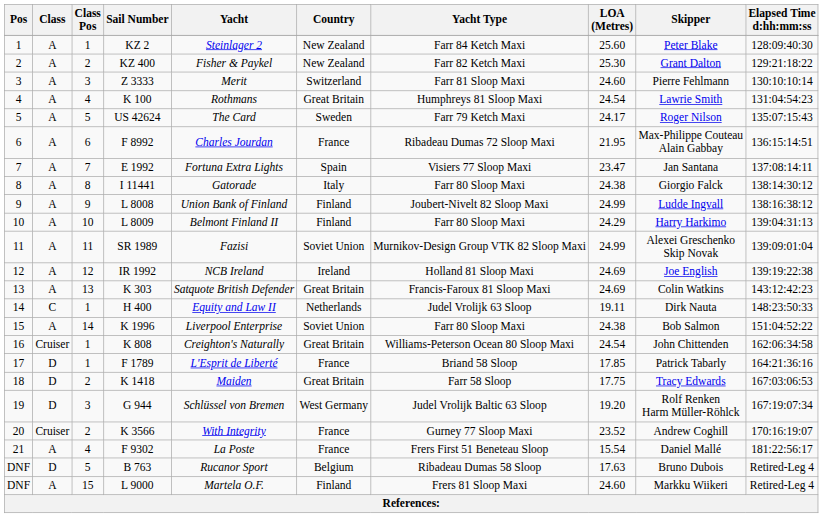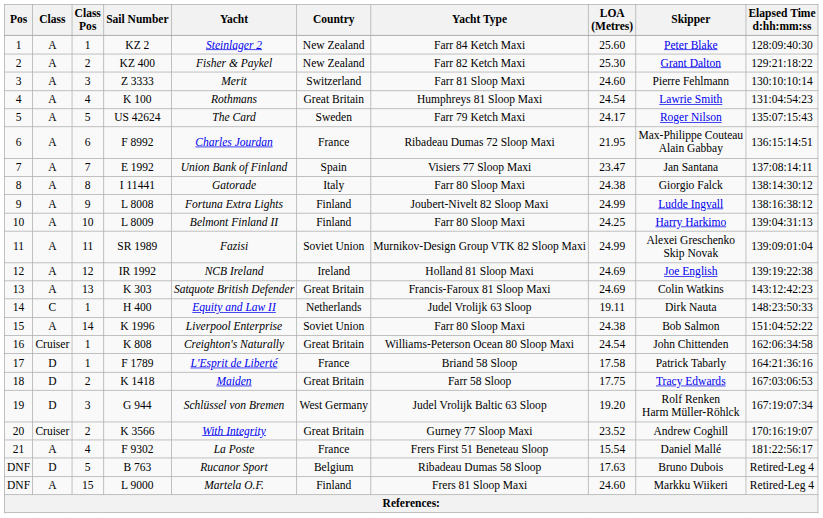(234, 167) Fortuna Extra Lights -> (234, 167) Union Bank of Finland
(234, 203) Union Bank of Finland -> (234, 203) Fortuna Extra Lights
(612, 222) 24.29 -> (612, 222) 24.25
(612, 363) 17.85 -> (612, 363) 17.58
(334, 430) France -> (334, 430) Great Britain
